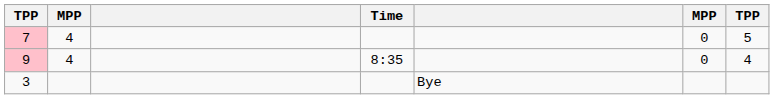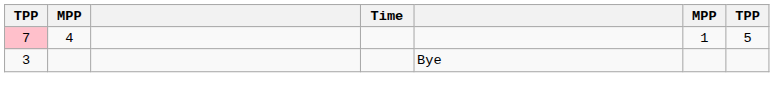(704, 38) 0 -> (704, 38) 1
- row: (26, 60)
